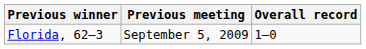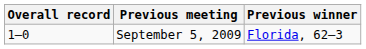columns swapped: (306, 14) <-> (63, 14)
